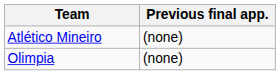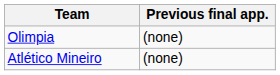rows swapped: (55, 37) <-> (31, 59)
